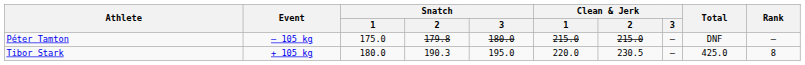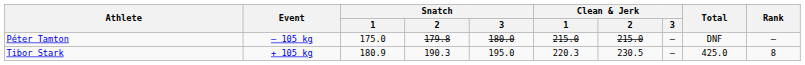(373, 54) 180.0 -> (373, 54) 180.9
(566, 54) 220.0 -> (566, 54) 220.3
